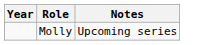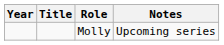+ column: (56, 13)
